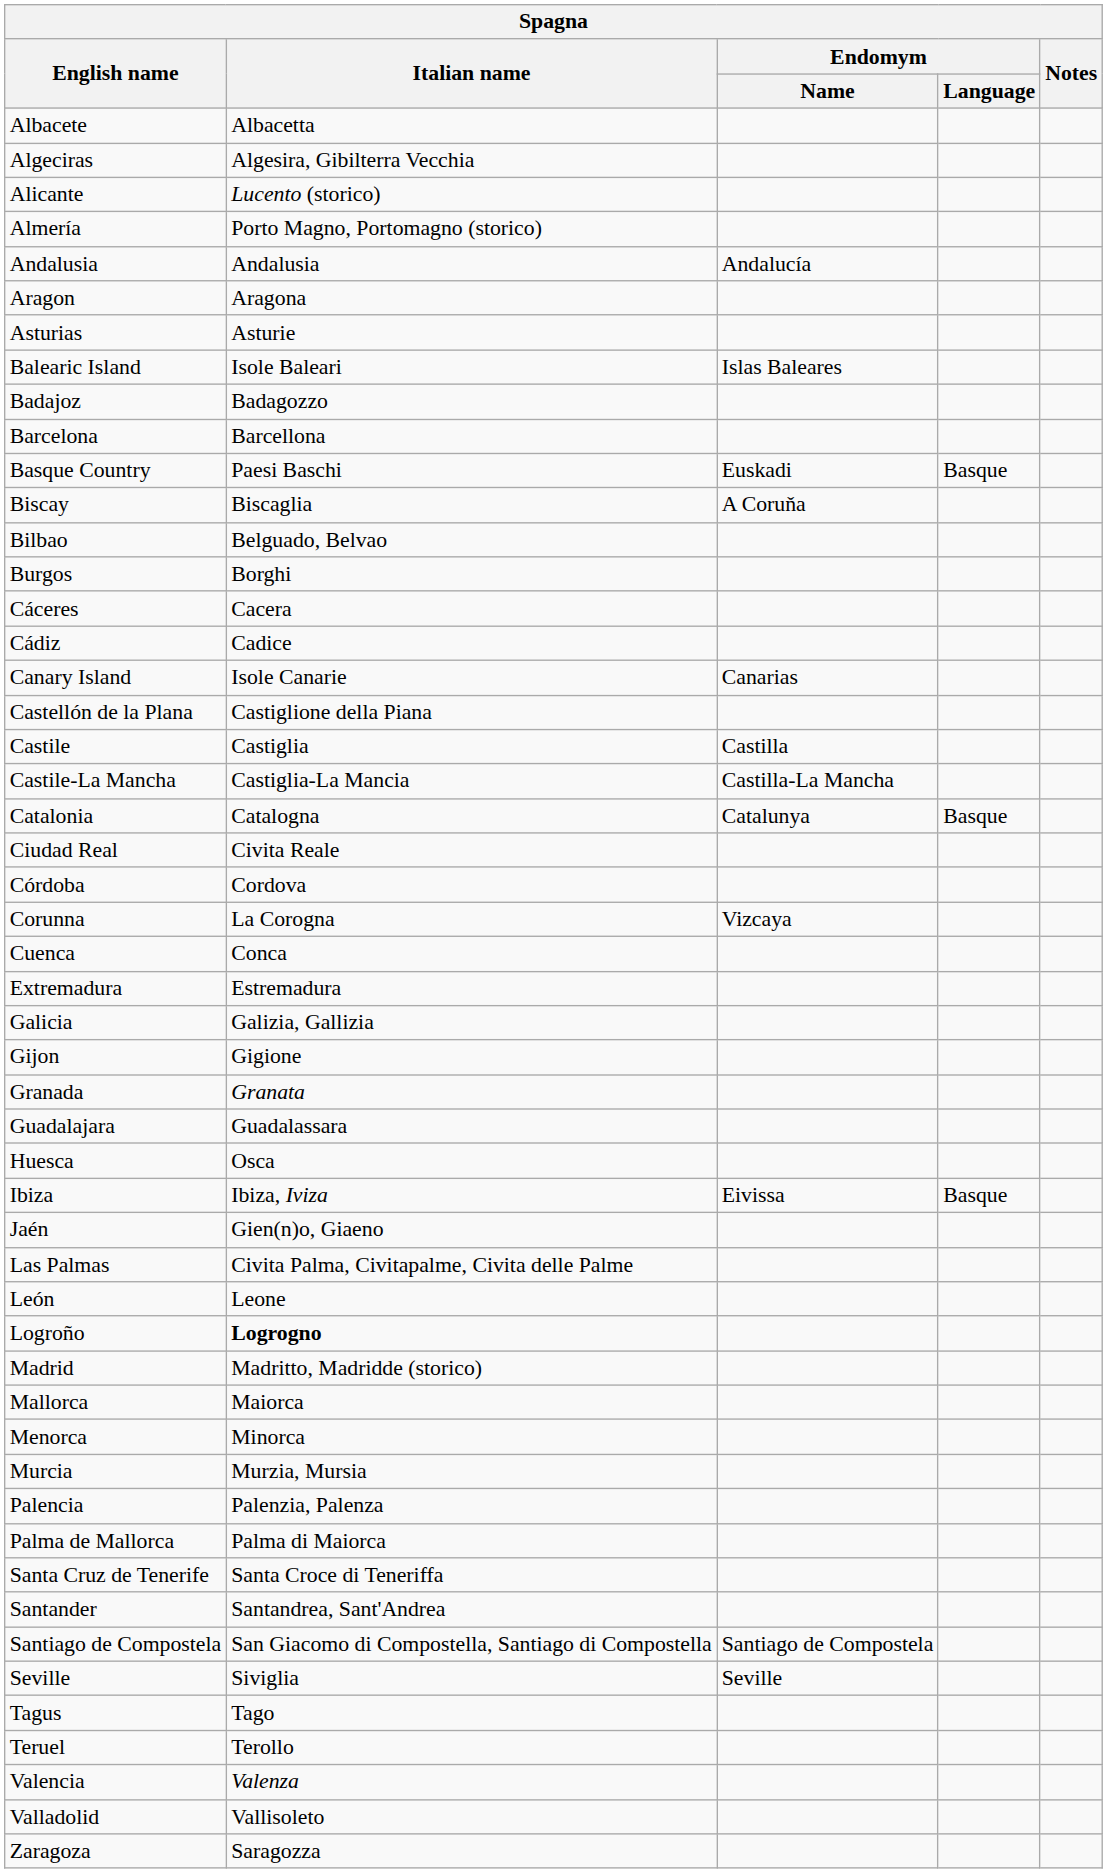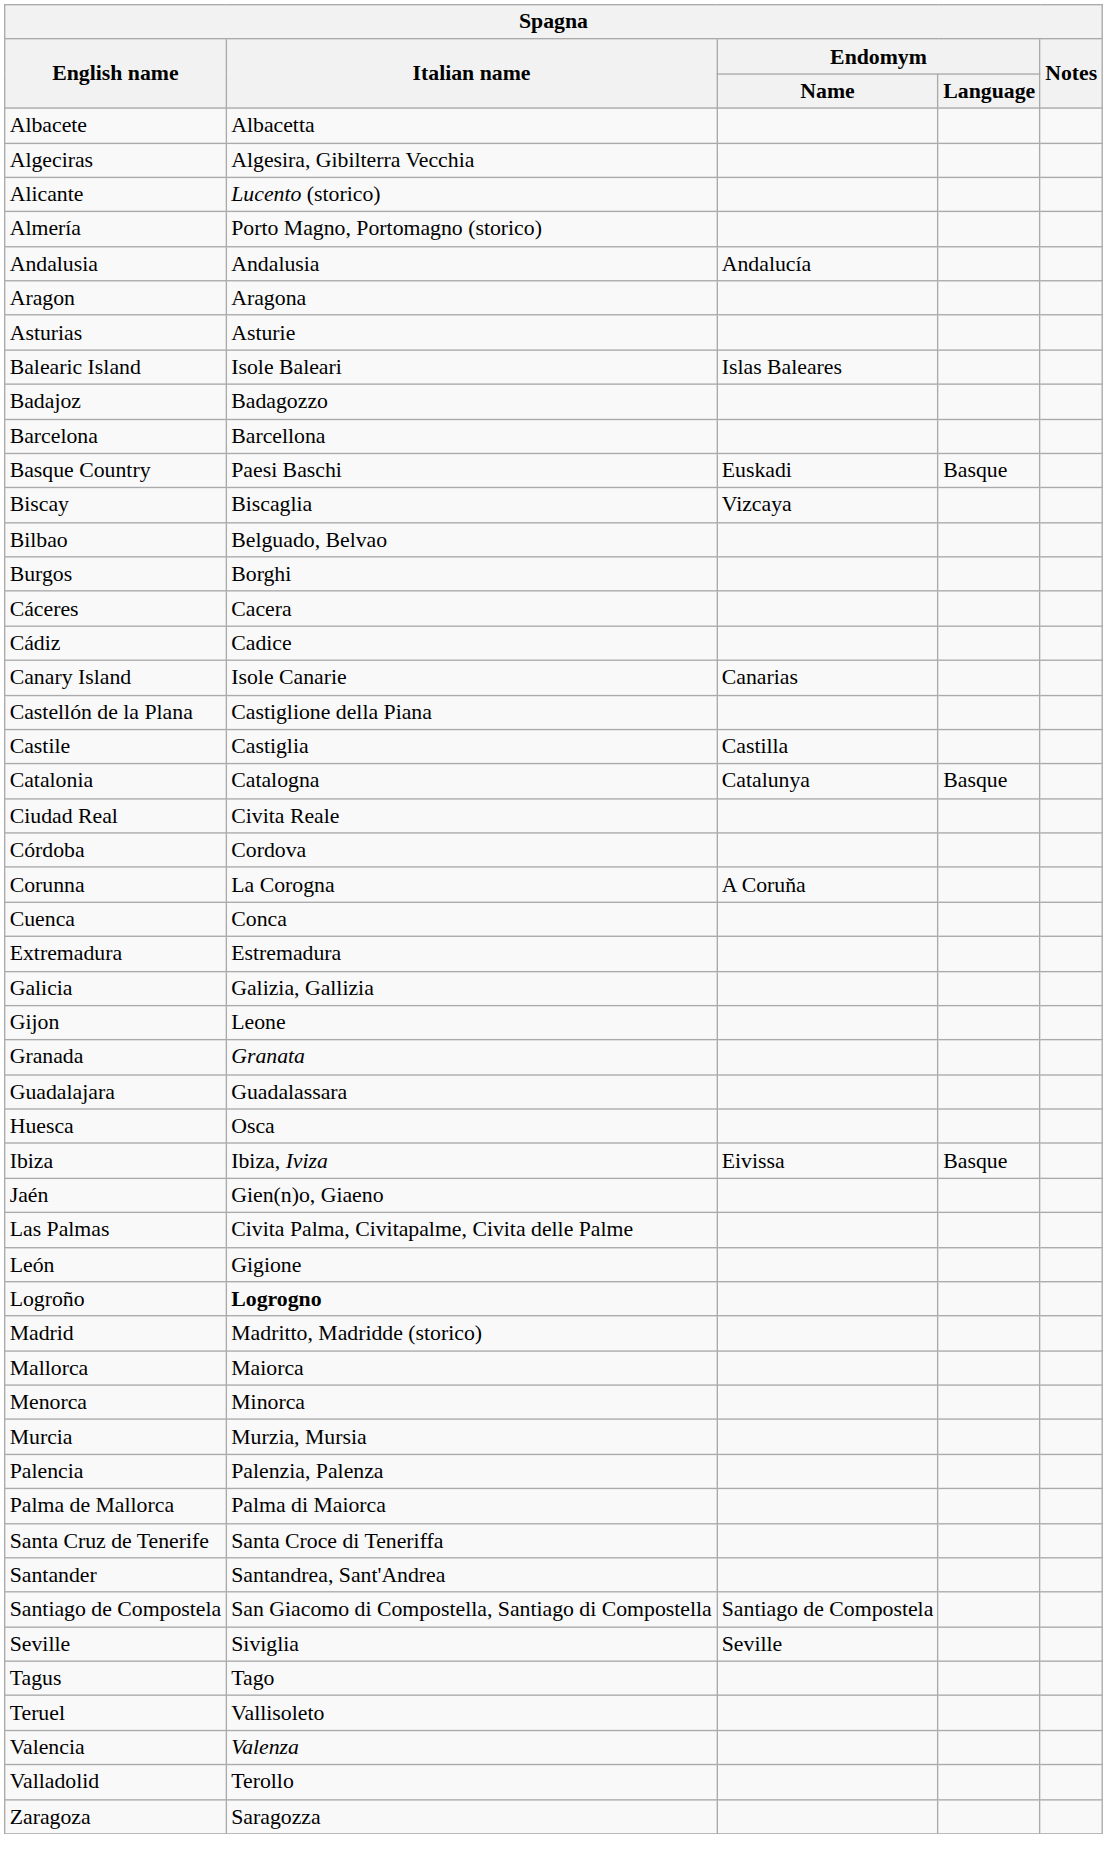(764, 504) A Coruňa -> (757, 504) Vizcaya
- row: (93, 780)
(757, 919) Vizcaya -> (764, 884) A Coruňa
(266, 1057) Gigione -> (258, 1022) Leone
(258, 1298) Leone -> (266, 1264) Gigione
(263, 1747) Terollo -> (278, 1712) Vallisoleto
(278, 1816) Vallisoleto -> (263, 1781) Terollo
